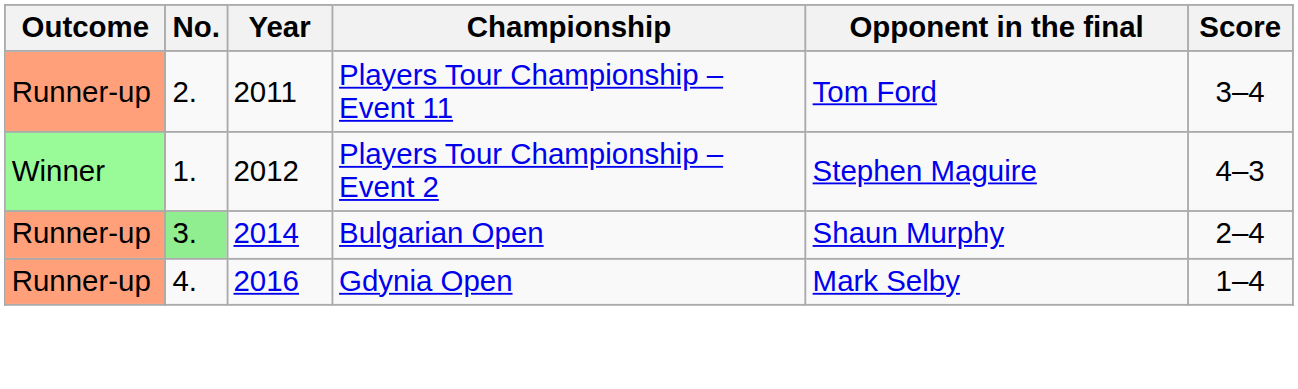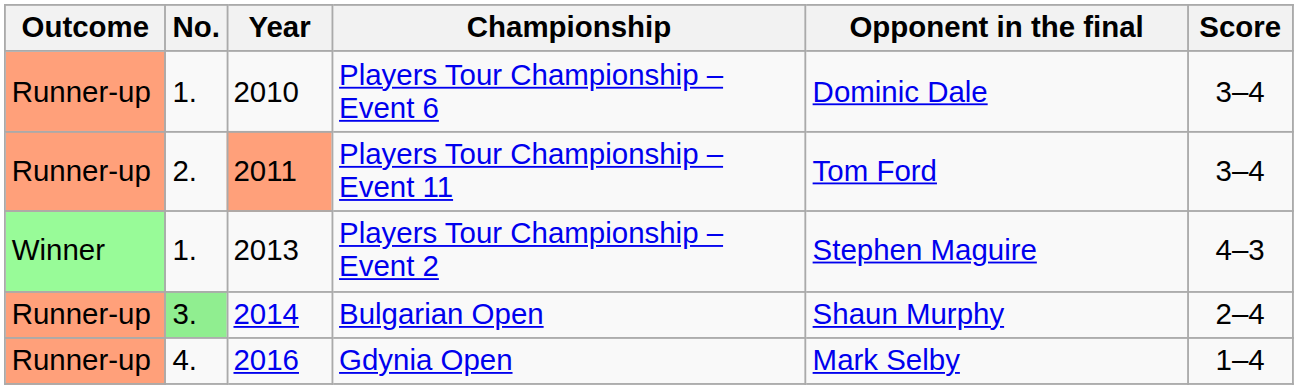+ row: (531, 91)
(265, 91) no background -> (265, 170) lightsalmon background
(266, 170) 2012 -> (266, 250) 2013
